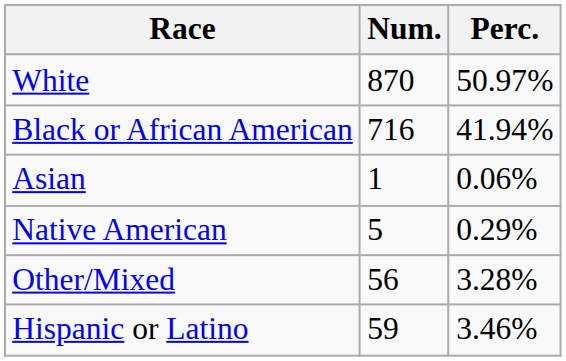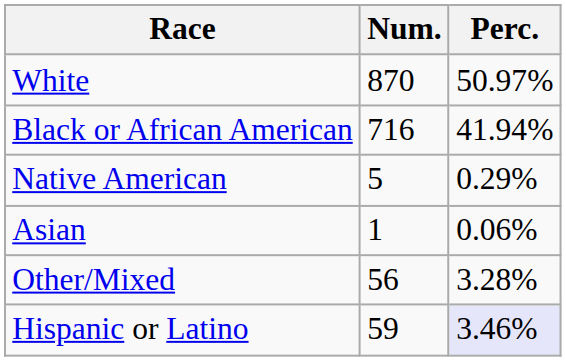rows swapped: (119, 229) <-> (49, 179)
(497, 329) no background -> (497, 329) lavender background
